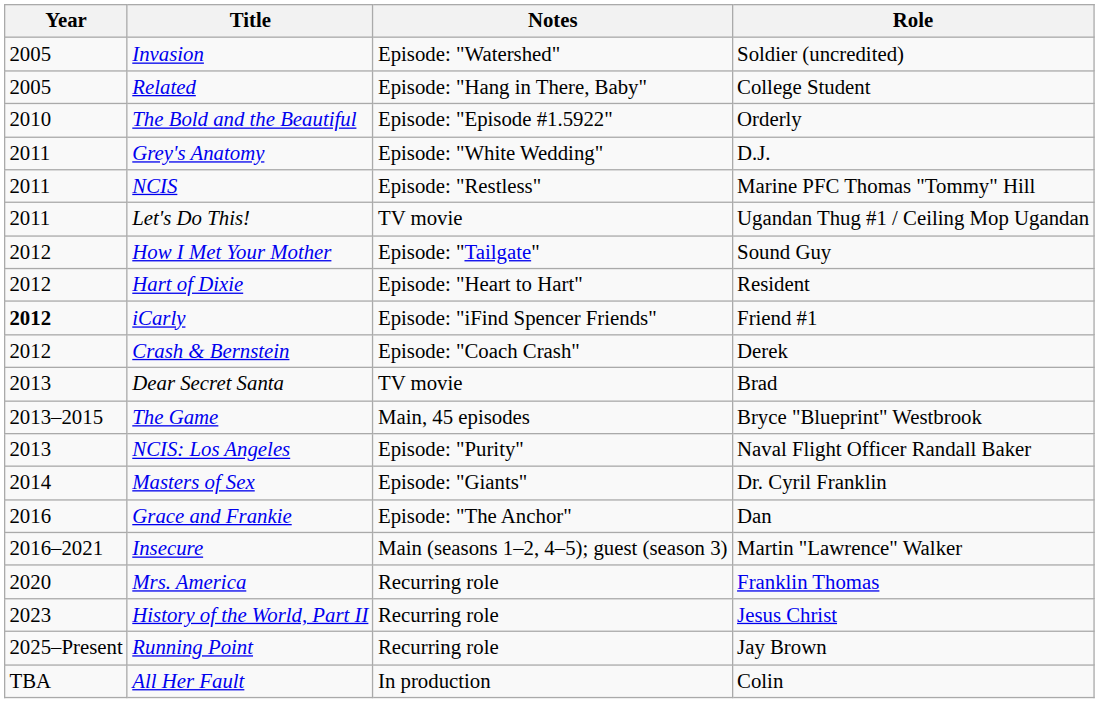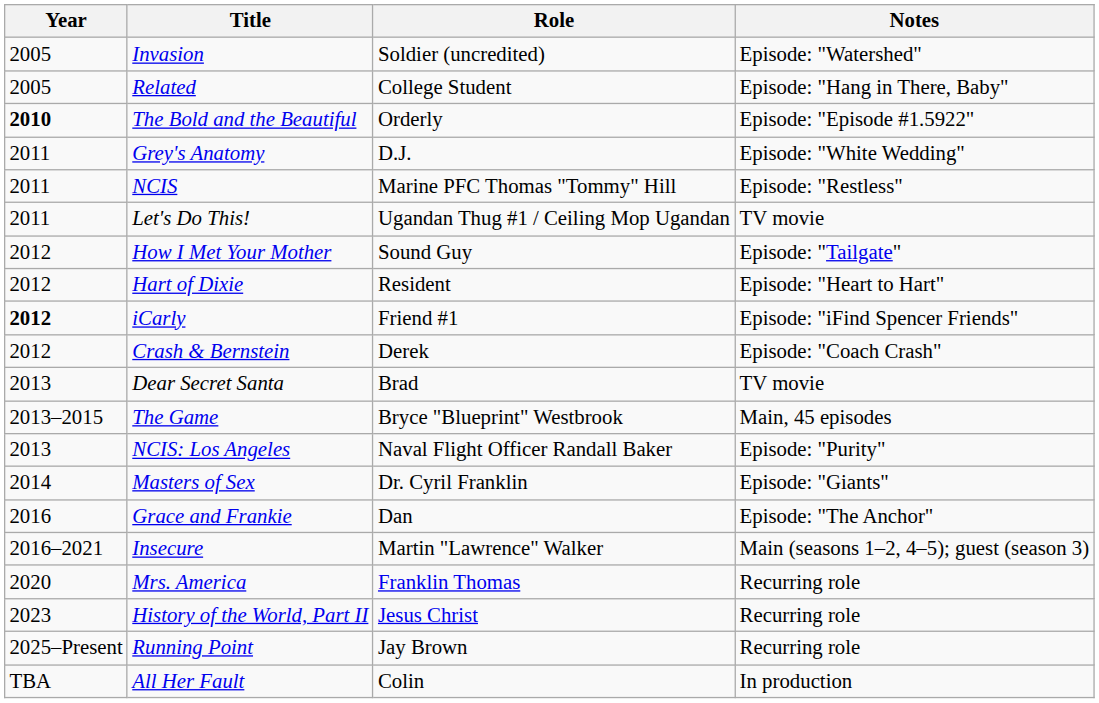columns swapped: (913, 20) <-> (553, 20)
(30, 119) normal -> (30, 119) bold
